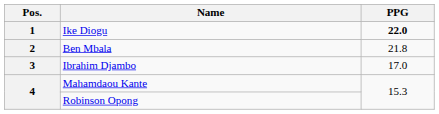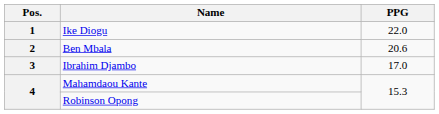(398, 30) bold -> (398, 30) normal
(398, 48) 21.8 -> (398, 48) 20.6
